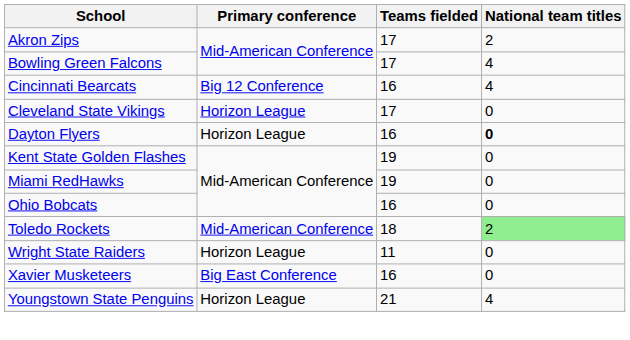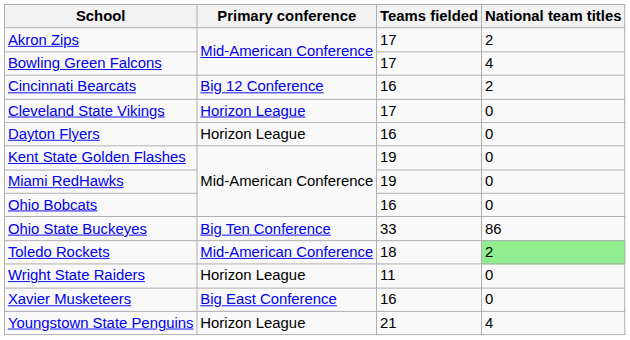(489, 87) 4 -> (489, 87) 2
(489, 134) bold -> (489, 134) normal
+ row: (77, 228)
